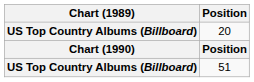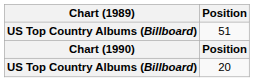rows swapped: (225, 67) <-> (225, 31)
